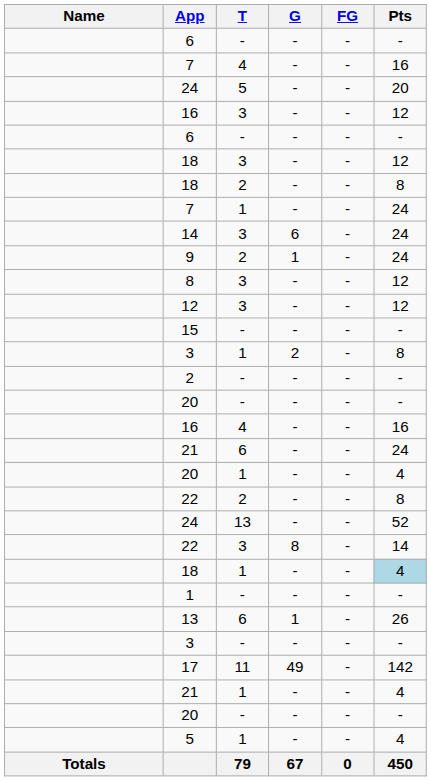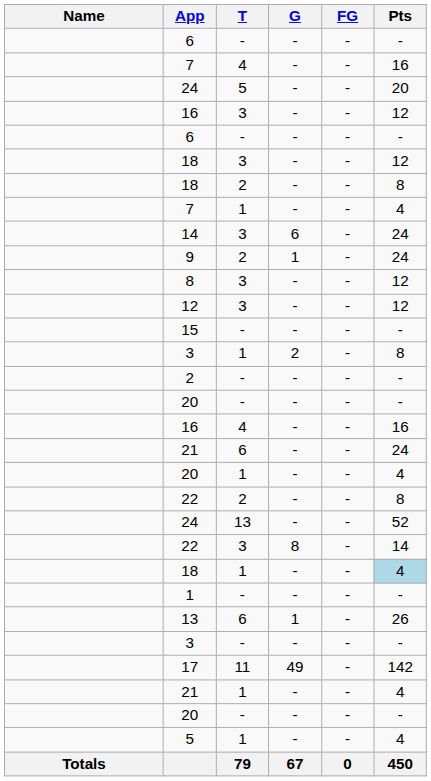(400, 209) 24 -> (400, 209) 4
